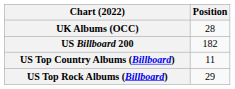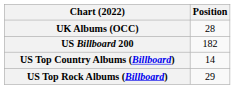(210, 60) 11 -> (210, 60) 14
